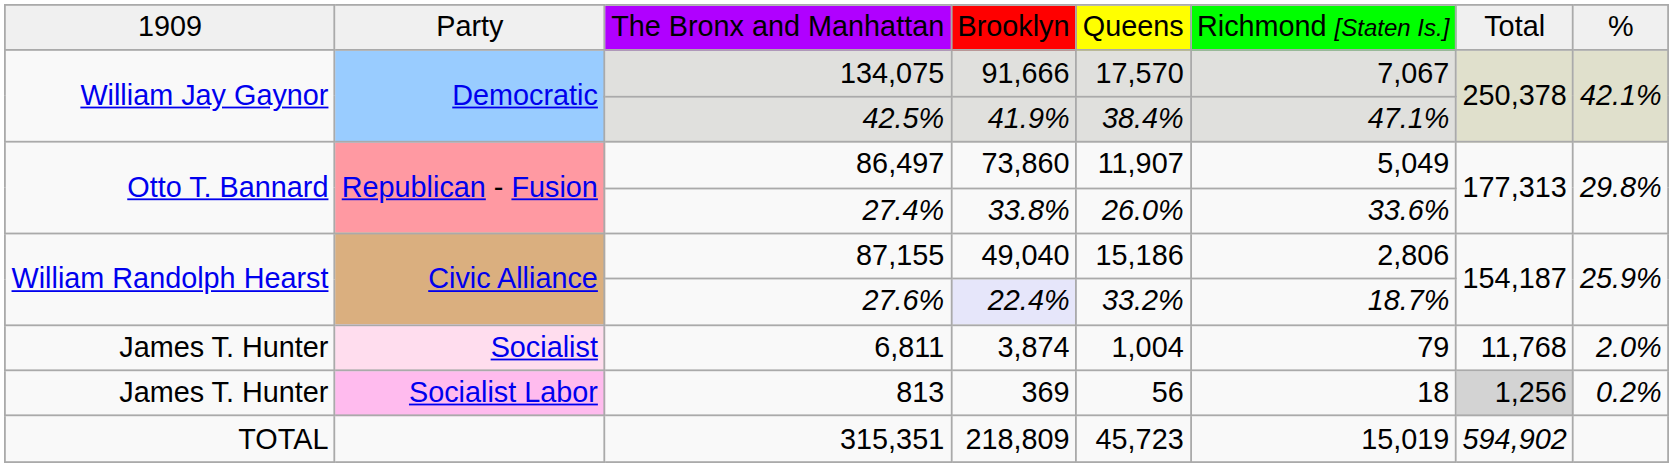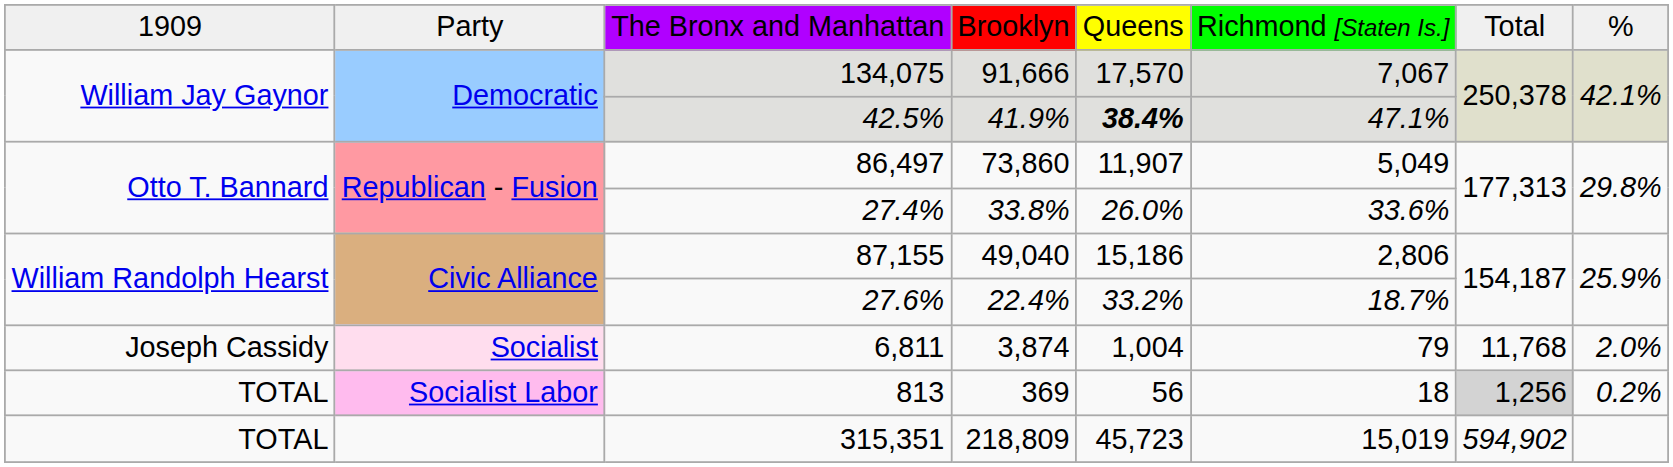(1143, 118) normal -> (1143, 118) bold
(1029, 301) lavender background -> (1029, 301) no background
(224, 347) James T. Hunter -> (227, 347) Joseph Cassidy
(224, 392) James T. Hunter -> (283, 392) TOTAL
